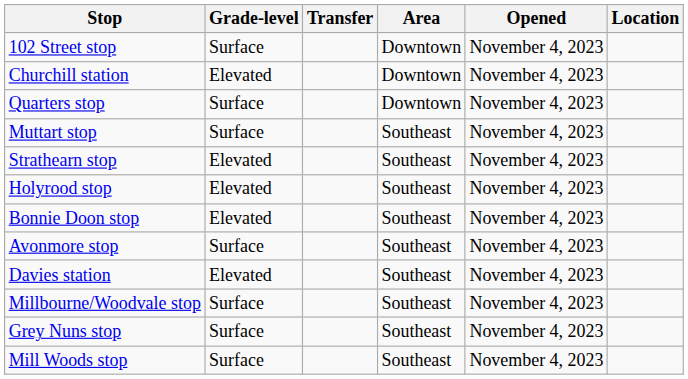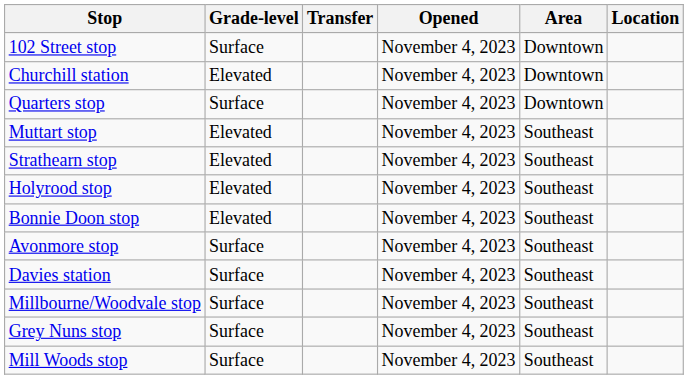columns swapped: (421, 18) <-> (536, 18)
(236, 132) Surface -> (240, 132) Elevated
(240, 274) Elevated -> (236, 274) Surface
